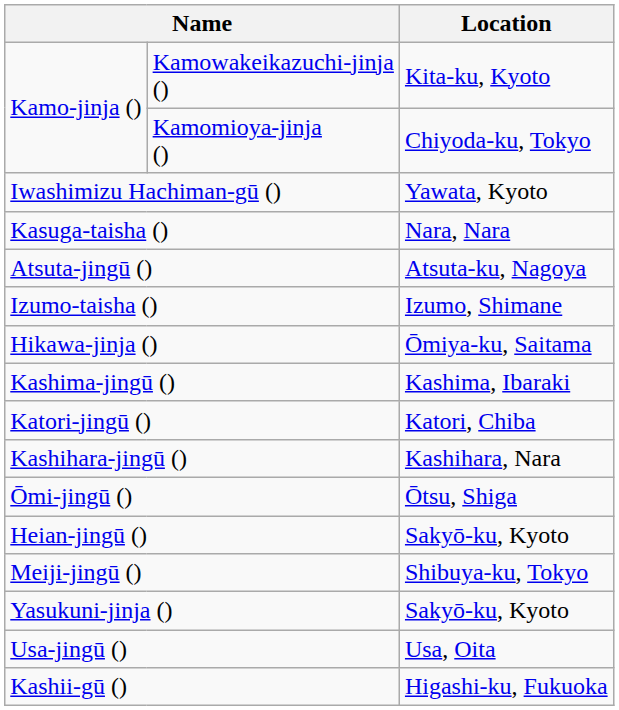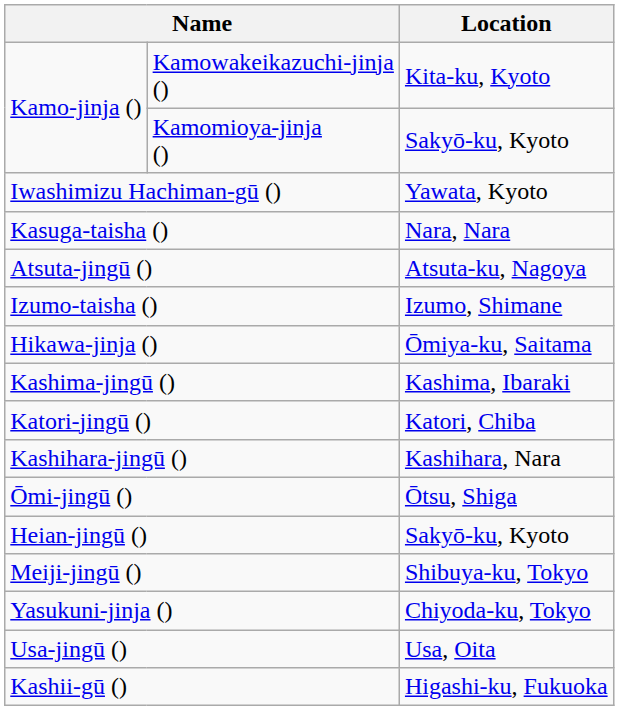(498, 140) Chiyoda-ku, Tokyo -> (487, 140) Sakyō-ku, Kyoto
(487, 610) Sakyō-ku, Kyoto -> (498, 610) Chiyoda-ku, Tokyo
